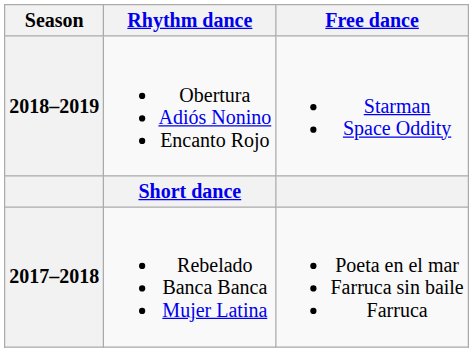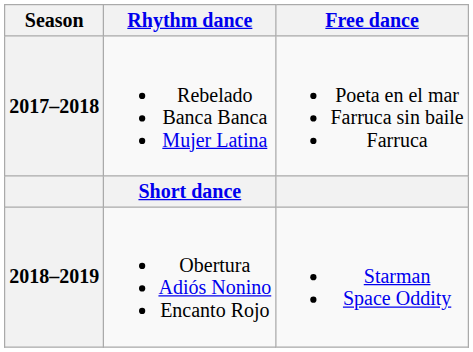rows swapped: (54, 105) <-> (54, 276)
